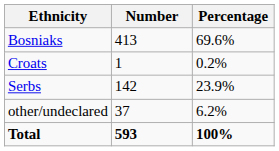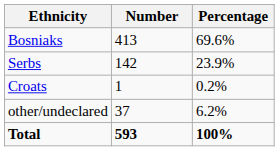rows swapped: (24, 87) <-> (27, 63)
